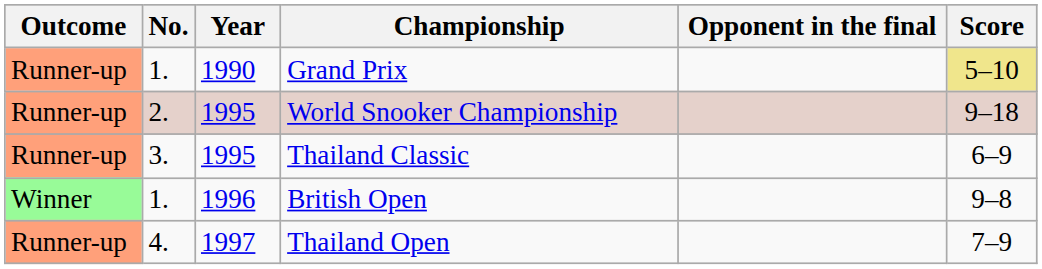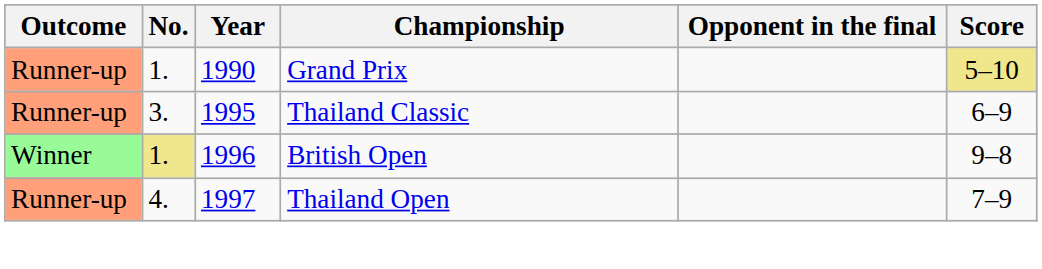- row: (452, 112)
(159, 198) no background -> (159, 155) khaki background
